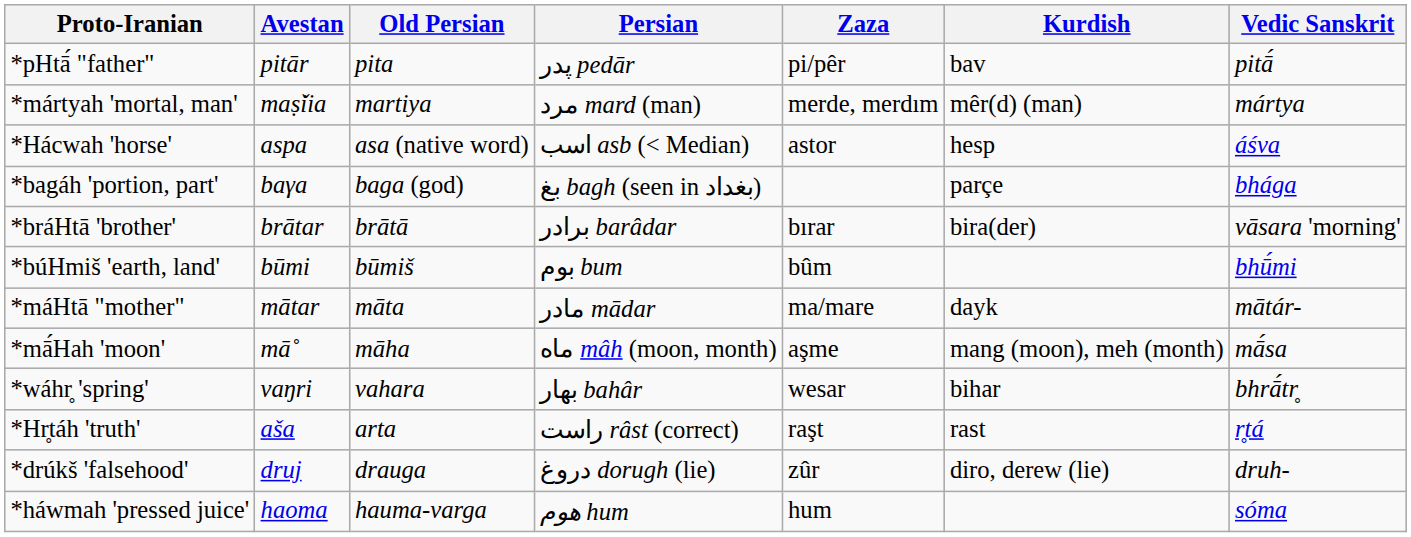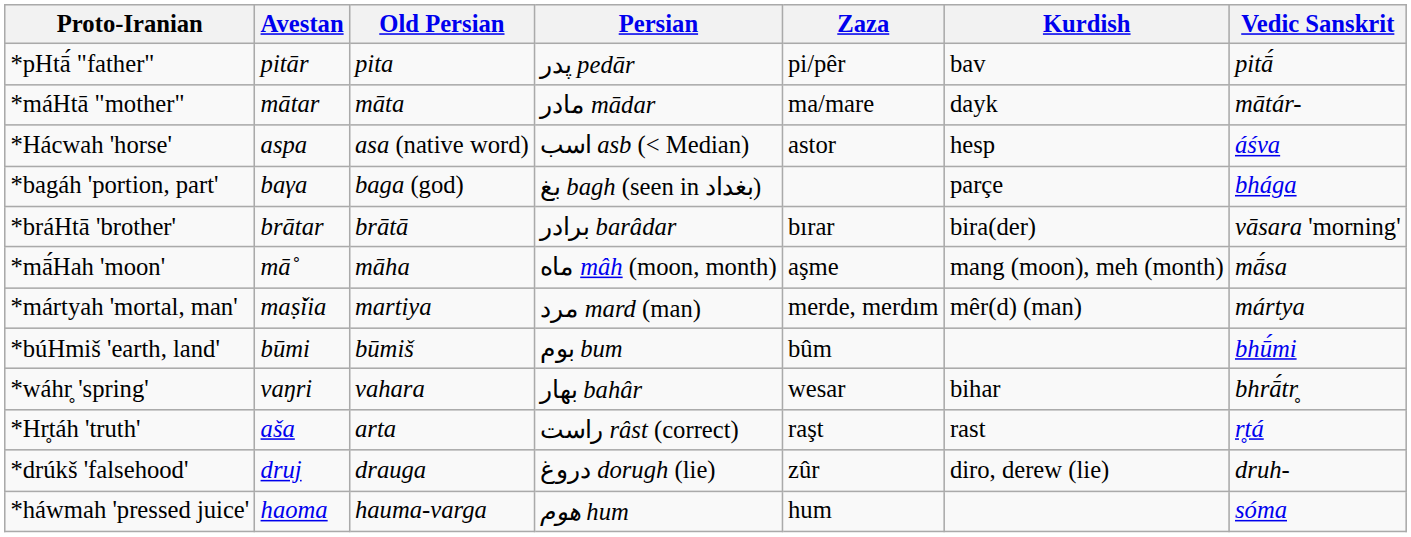rows swapped: (97, 307) <-> (124, 104)
rows swapped: (115, 266) <-> (88, 348)
